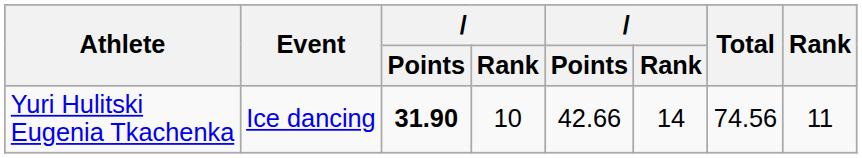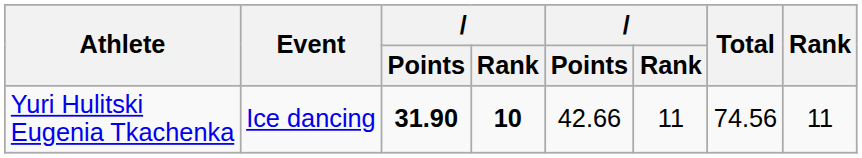(508, 119) normal -> (508, 119) bold
(671, 119) 14 -> (671, 119) 11
